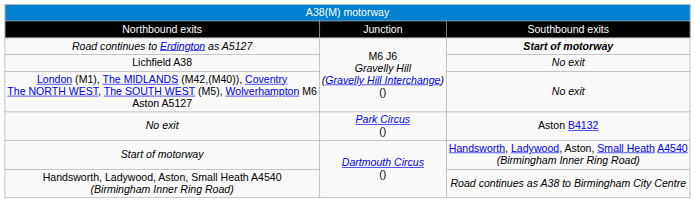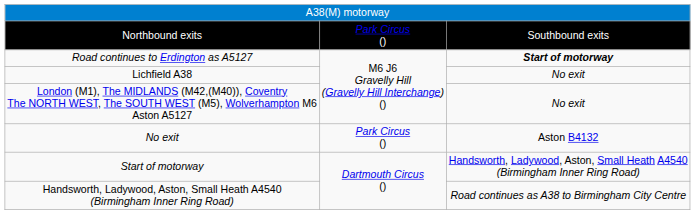(383, 29) Junction -> (383, 35) Park Circus ()
